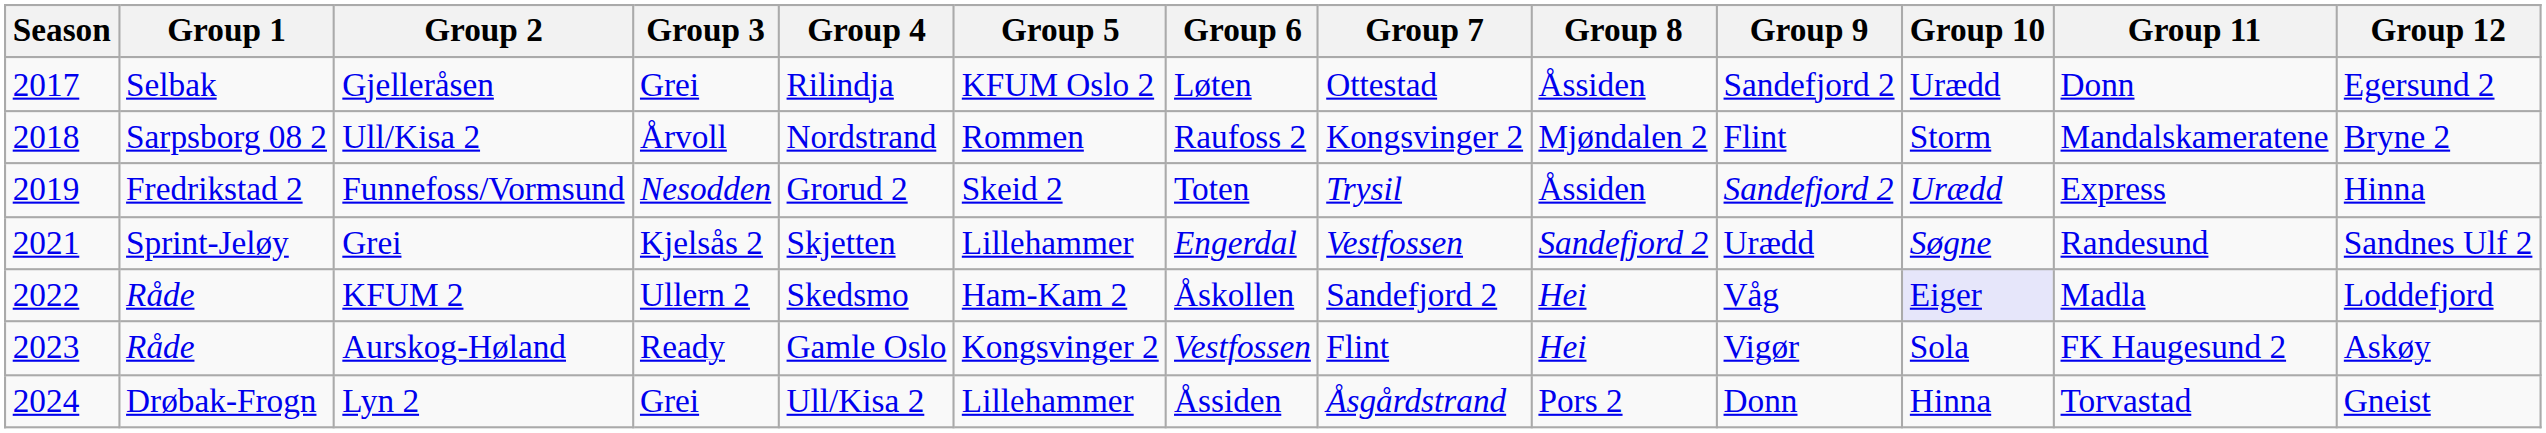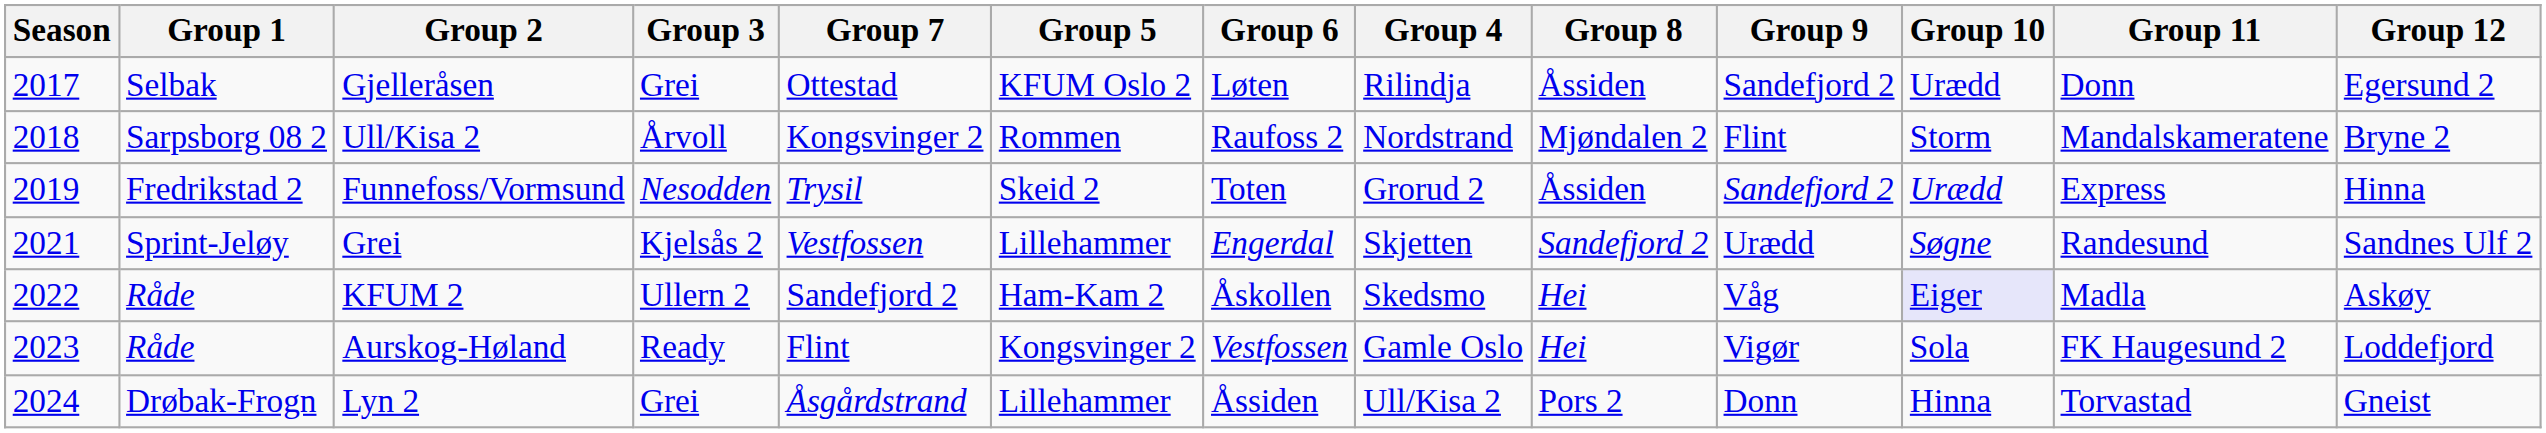columns swapped: (867, 30) <-> (1425, 30)
(2419, 294) Loddefjord -> (2387, 294) Askøy
(2387, 347) Askøy -> (2419, 347) Loddefjord
